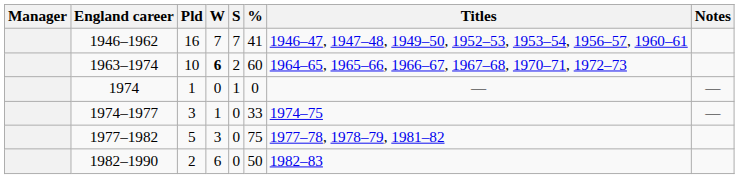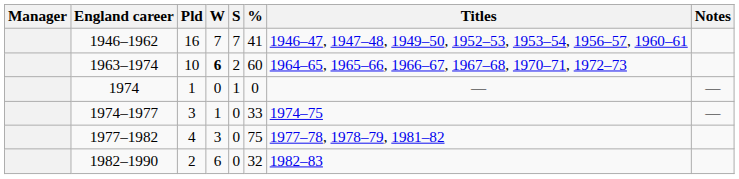(192, 137) 5 -> (192, 137) 4
(255, 161) 50 -> (255, 161) 32
